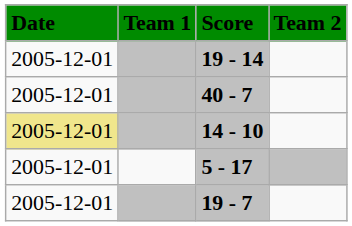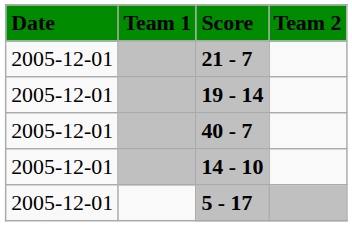+ row: (227, 58)
(62, 130) khaki background -> (62, 166) no background
- row: (227, 202)
